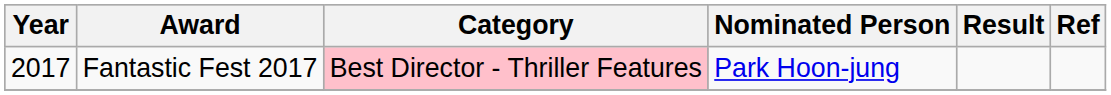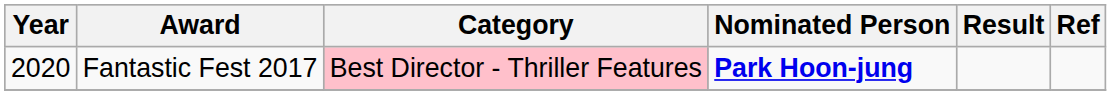(41, 68) 2017 -> (41, 68) 2020
(807, 68) normal -> (814, 68) bold
